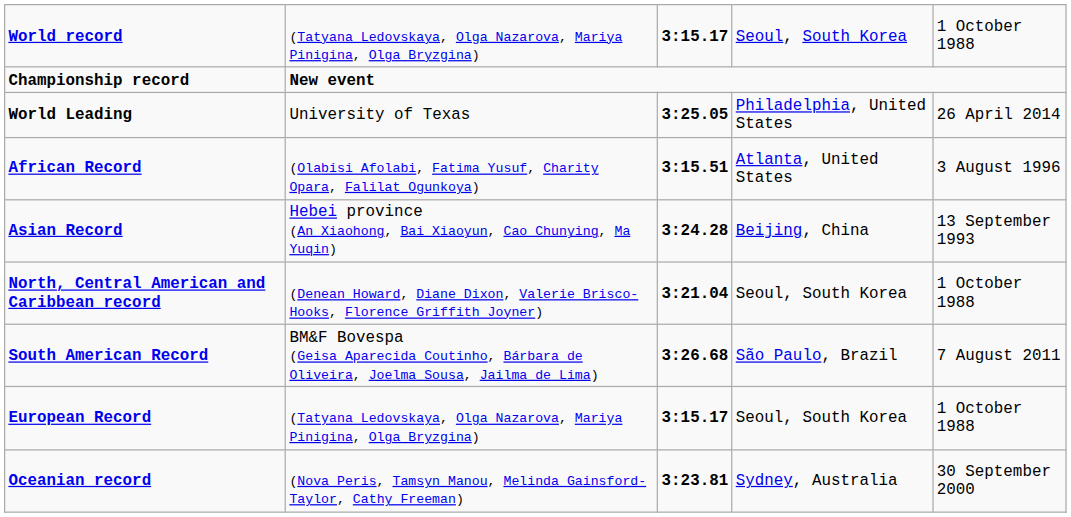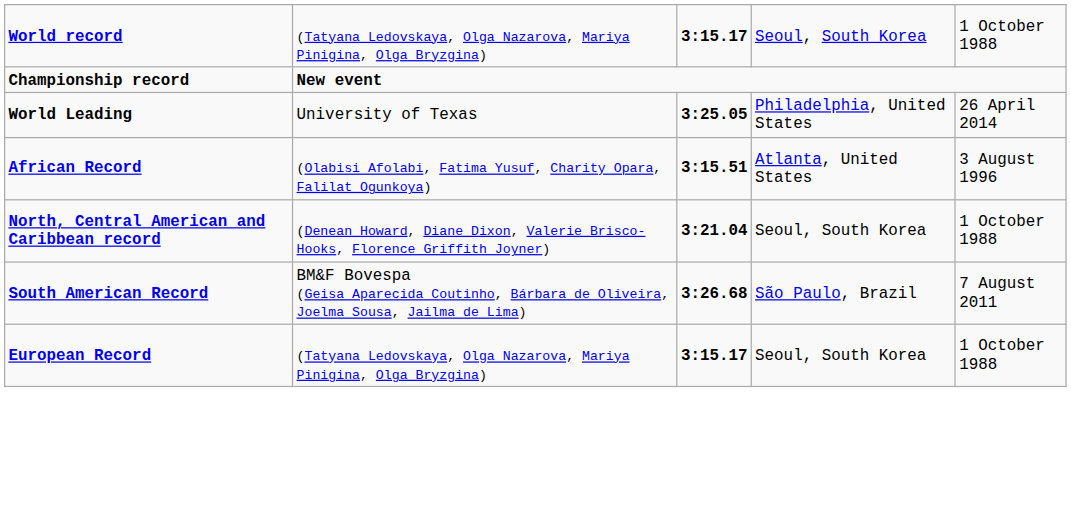- row: (65, 231)
- row: (80, 481)
